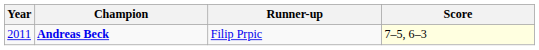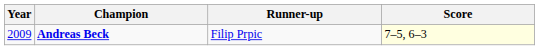(19, 34) 2011 -> (19, 34) 2009
